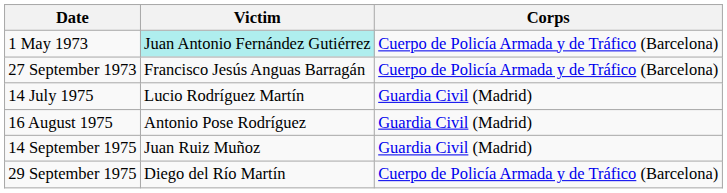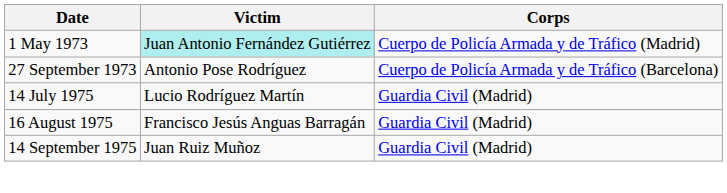(548, 43) Cuerpo de Policía Armada y de Tráfico (Barcelona) -> (539, 43) Cuerpo de Policía Armada y de Tráfico (Madrid)
(255, 69) Francisco Jesús Anguas Barragán -> (225, 69) Antonio Pose Rodríguez
(225, 122) Antonio Pose Rodríguez -> (255, 122) Francisco Jesús Anguas Barragán
- row: (72, 174)
